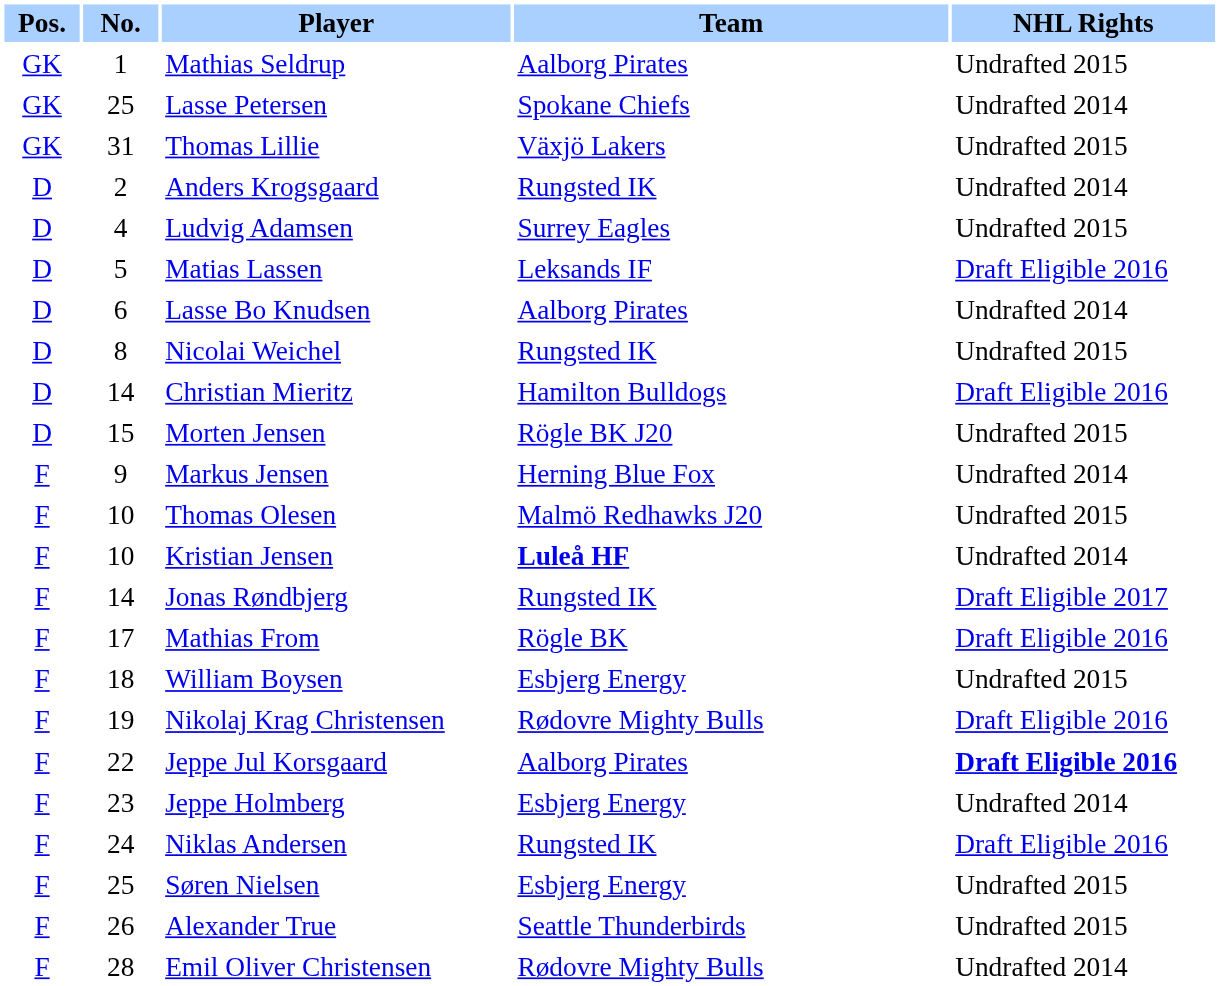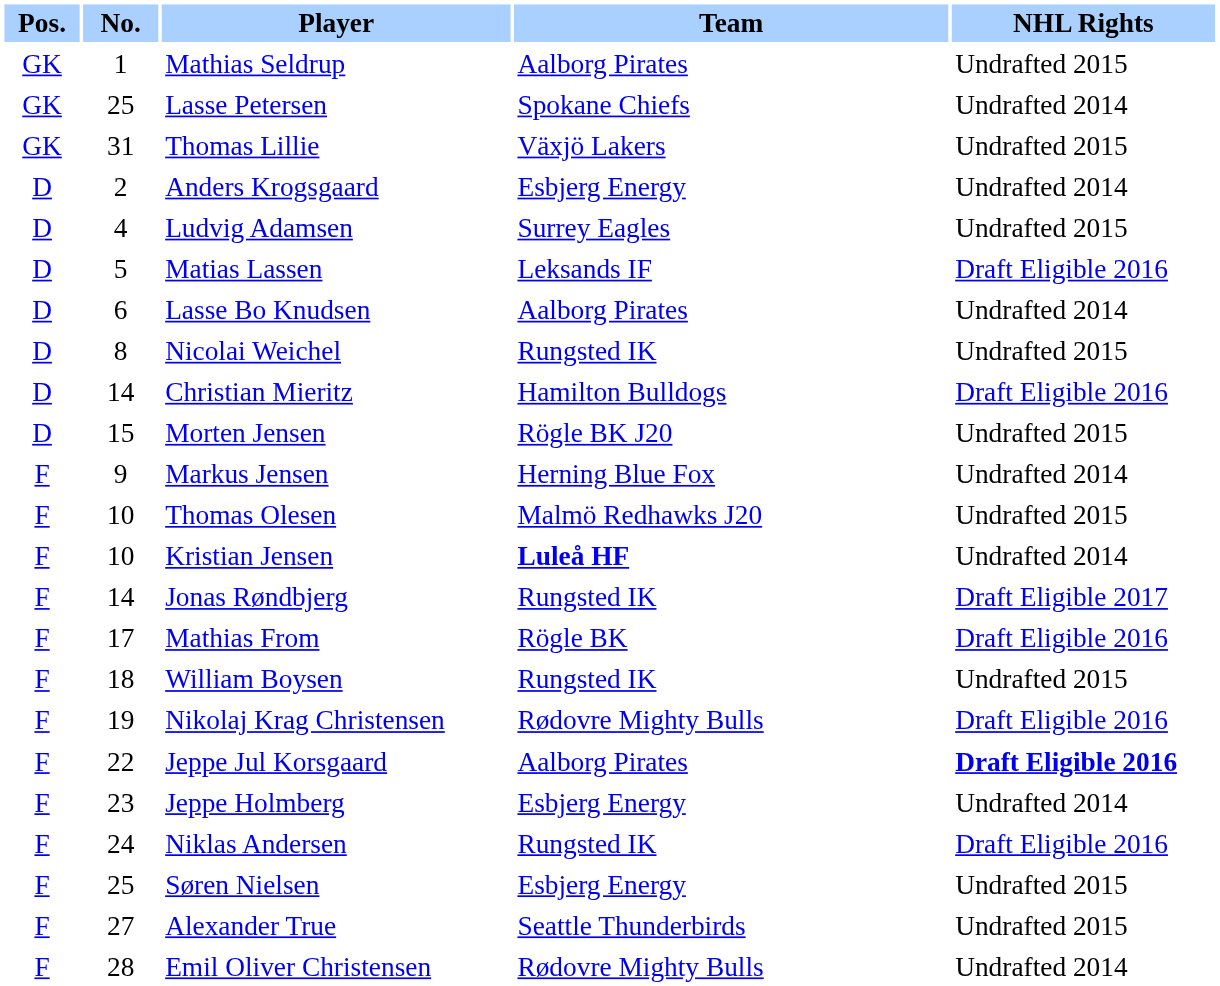(587, 187) Rungsted IK -> (602, 187) Esbjerg Energy
(602, 679) Esbjerg Energy -> (587, 679) Rungsted IK
(121, 925) 26 -> (121, 925) 27
